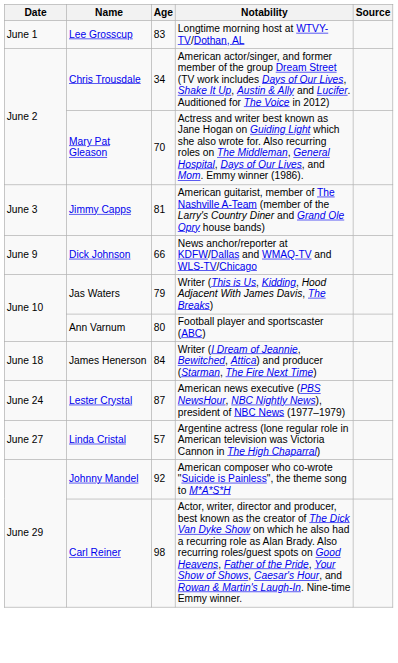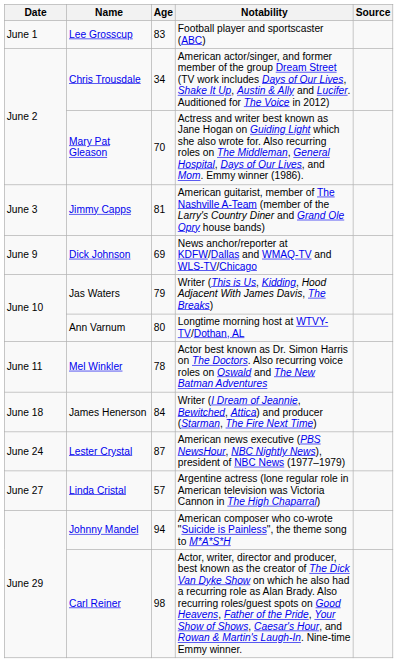(253, 34) Longtime morning host at WTVY-TV/Dothan, AL -> (251, 34) Football player and sportscaster (ABC)
(159, 255) 66 -> (159, 255) 69
(251, 327) Football player and sportscaster (ABC) -> (253, 327) Longtime morning host at WTVY-TV/Dothan, AL
+ row: (96, 367)
(159, 479) 92 -> (159, 530) 94
